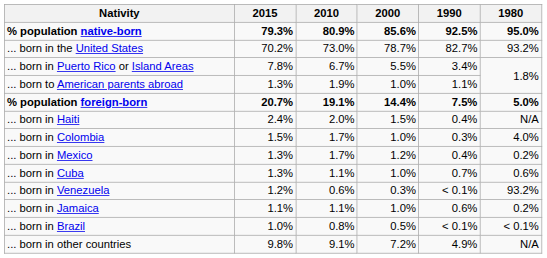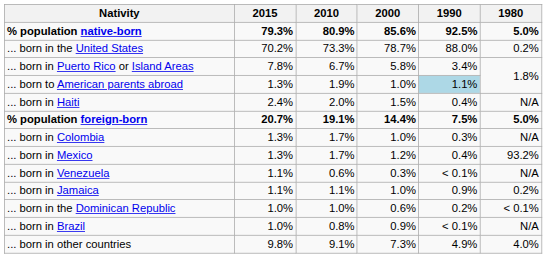(523, 31) 95.0% -> (526, 31) 5.0%
(339, 49) 73.0% -> (339, 49) 73.3%
(461, 49) 82.7% -> (461, 49) 88.0%
(523, 49) 93.2% -> (526, 49) 0.2%
(403, 67) 5.5% -> (403, 67) 5.8%
(465, 85) no background -> (465, 85) lightblue background
rows swapped: (77, 102) <-> (43, 120)
(280, 138) 1.5% -> (280, 138) 1.3%
(526, 138) 4.0% -> (529, 138) N/A
(526, 156) 0.2% -> (523, 156) 93.2%
- row: (45, 173)
(280, 191) 1.2% -> (280, 173) 1.1%
(523, 191) 93.2% -> (529, 173) N/A
(465, 209) 0.6% -> (465, 191) 0.9%
+ row: (91, 209)
(403, 227) 0.5% -> (403, 227) 0.9%
(521, 227) < 0.1% -> (529, 227) N/A
(403, 244) 7.2% -> (403, 244) 7.3%
(529, 244) N/A -> (526, 244) 4.0%
